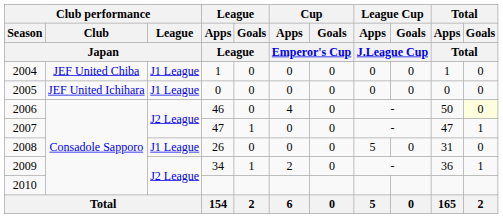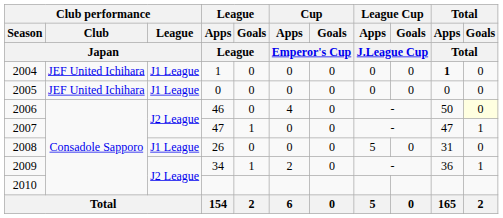(96, 71) JEF United Chiba -> (96, 71) JEF United Ichihara
(447, 71) normal -> (447, 71) bold
